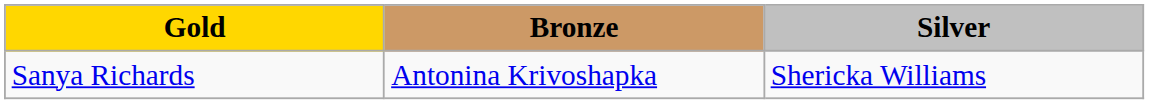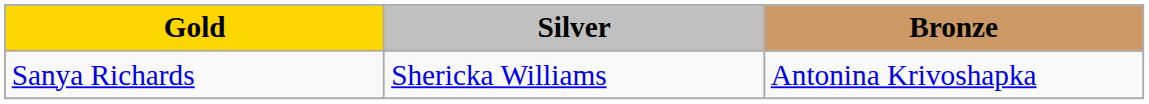columns swapped: (954, 27) <-> (574, 27)
